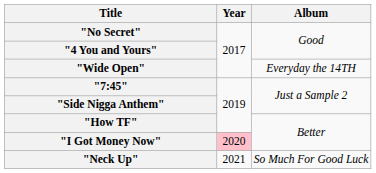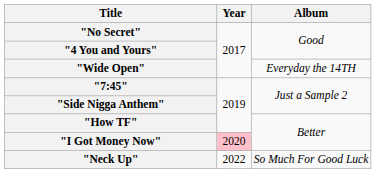(234, 159) 2021 -> (234, 159) 2022
